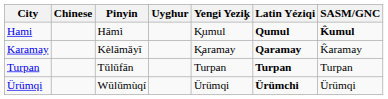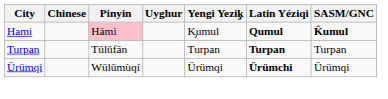(110, 31) no background -> (104, 31) pink background
- row: (28, 49)
